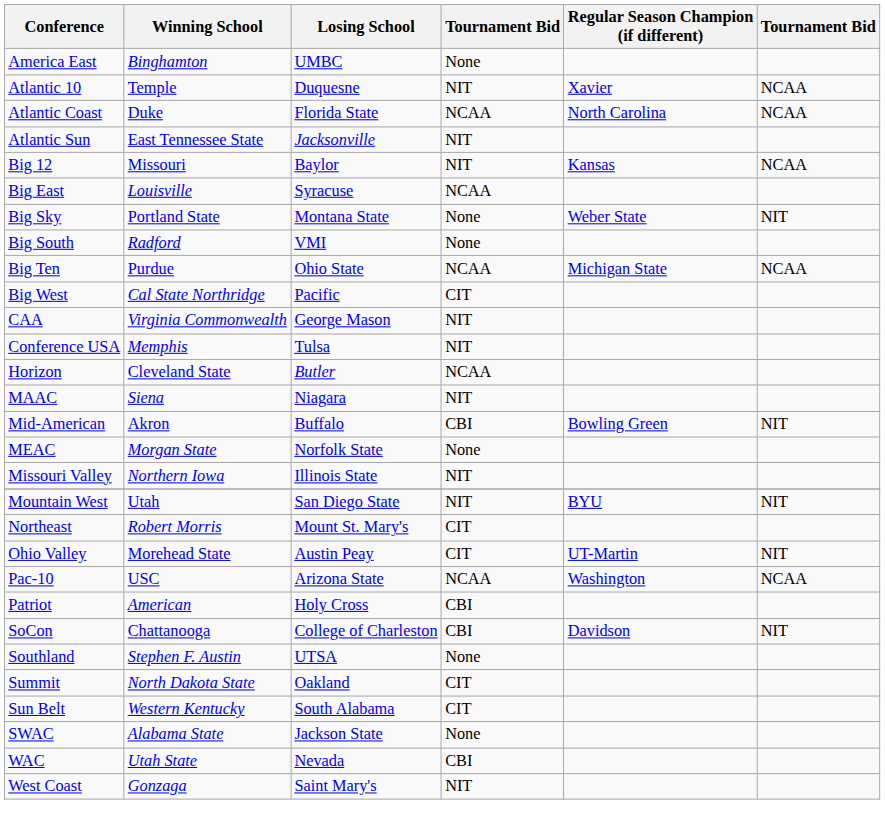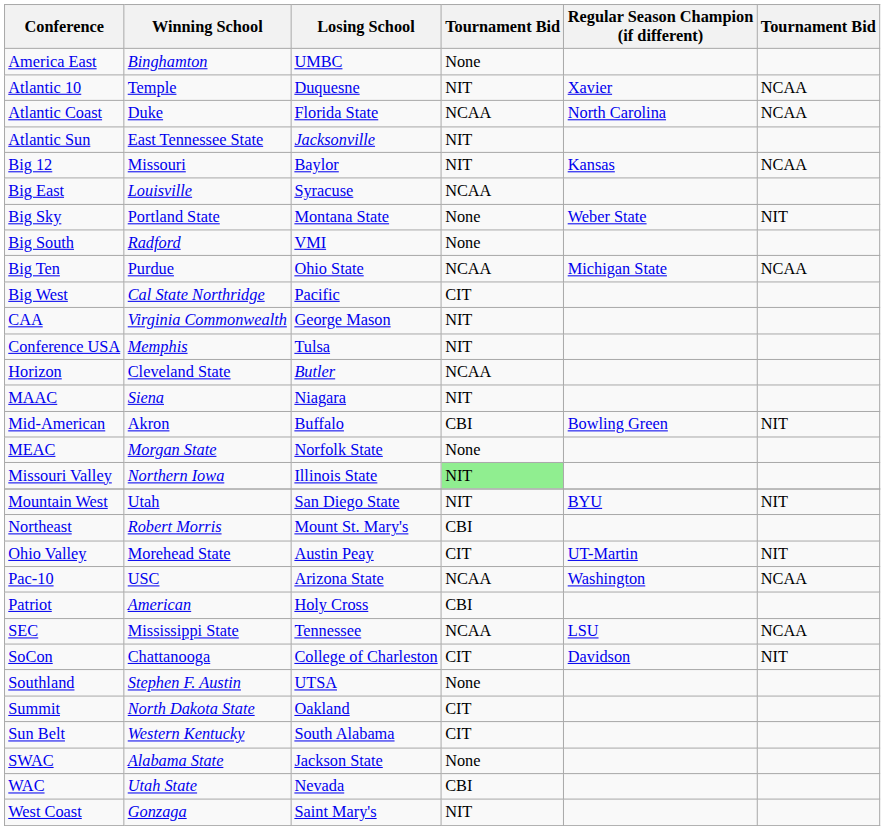(459, 475) no background -> (459, 475) lightgreen background
(458, 527) CIT -> (459, 527) CBI
+ row: (23, 631)
(459, 631) CBI -> (458, 656) CIT
